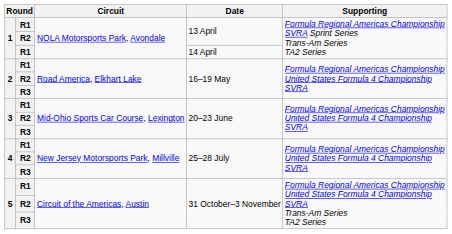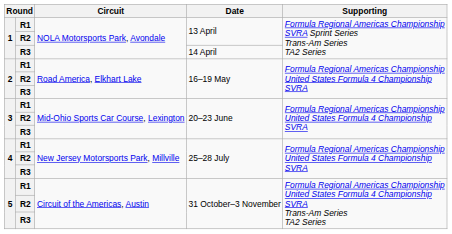(25, 52) R1 -> (25, 52) R3
